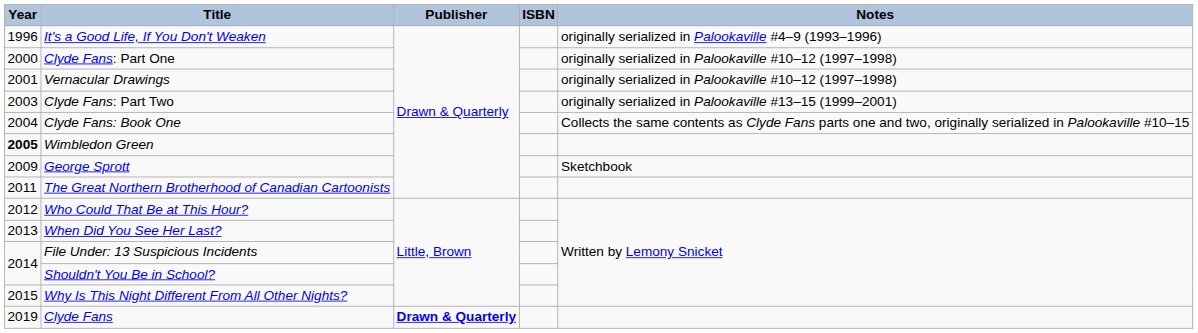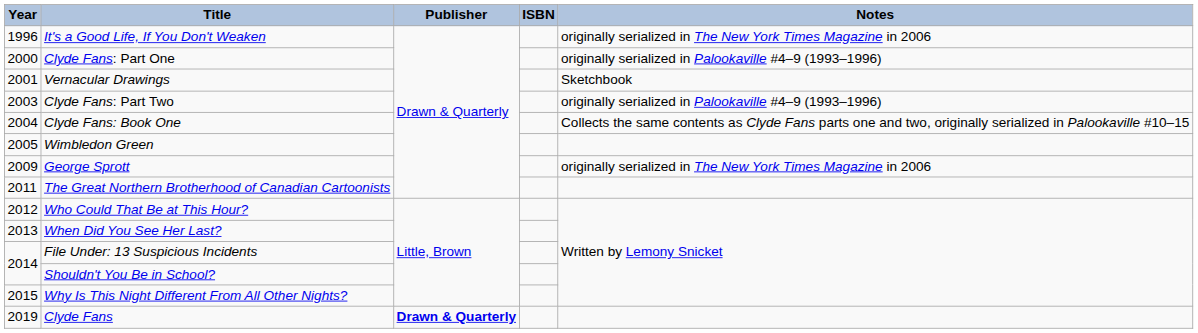(721, 36) originally serialized in Palookaville #4–9 (1993–1996) -> (746, 36) originally serialized in The New York Times Magazine in 2006
(729, 58) originally serialized in Palookaville #10–12 (1997–1998) -> (721, 58) originally serialized in Palookaville #4–9 (1993–1996)
(729, 79) originally serialized in Palookaville #10–12 (1997–1998) -> (597, 79) Sketchbook
(729, 101) originally serialized in Palookaville #13–15 (1999–2001) -> (721, 101) originally serialized in Palookaville #4–9 (1993–1996)
(23, 144) bold -> (23, 144) normal
(597, 166) Sketchbook -> (746, 166) originally serialized in The New York Times Magazine in 2006
